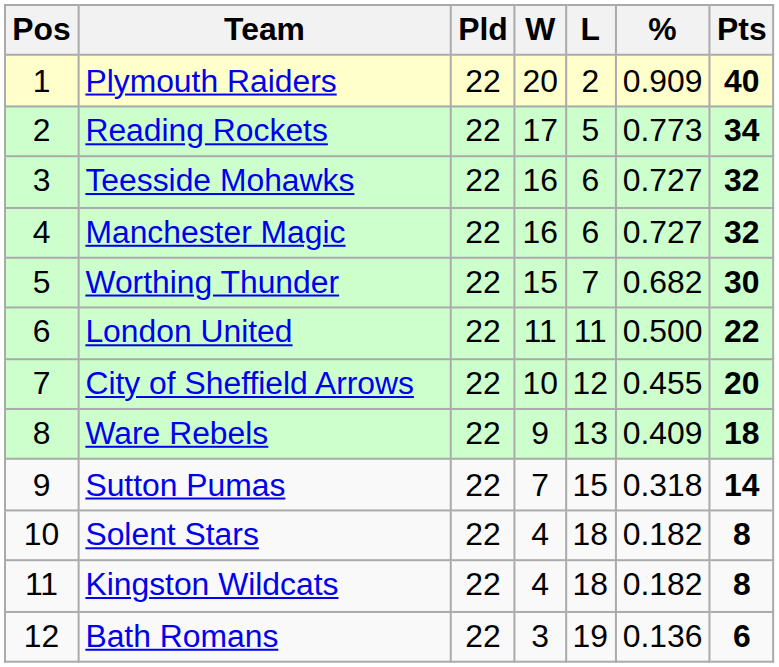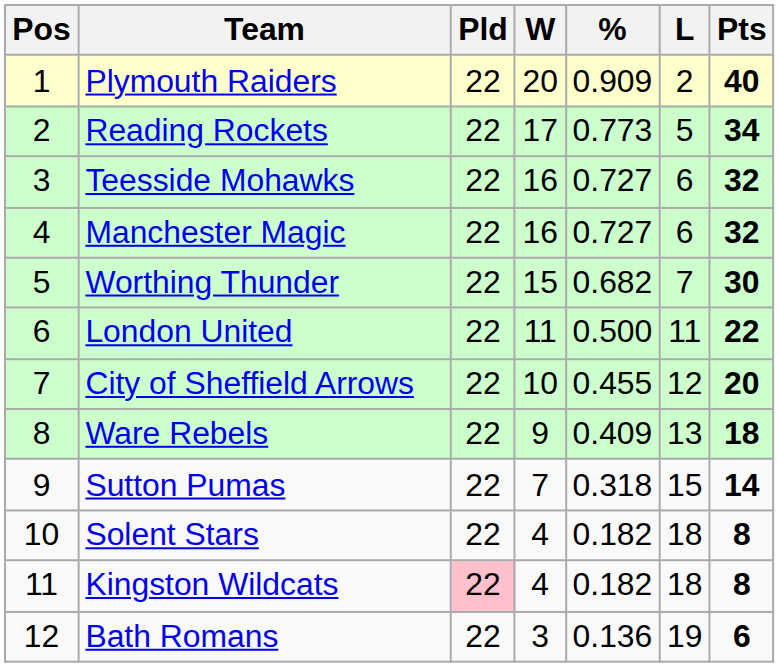columns swapped: (590, 29) <-> (663, 29)
(483, 585) no background -> (483, 585) pink background
